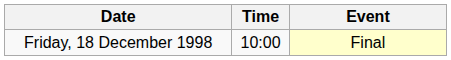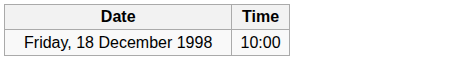- column: (368, 17)
